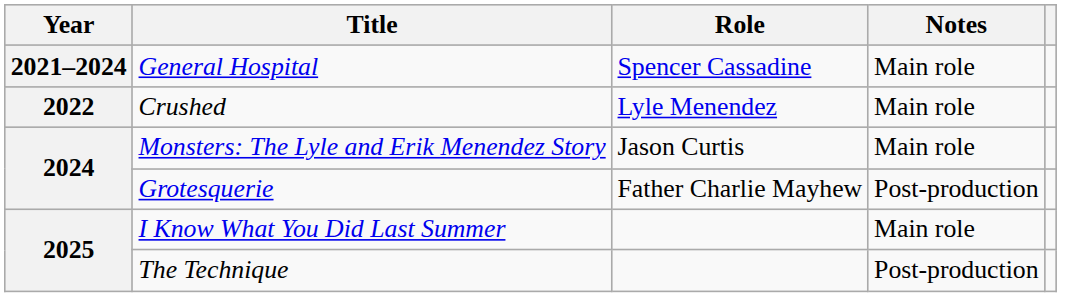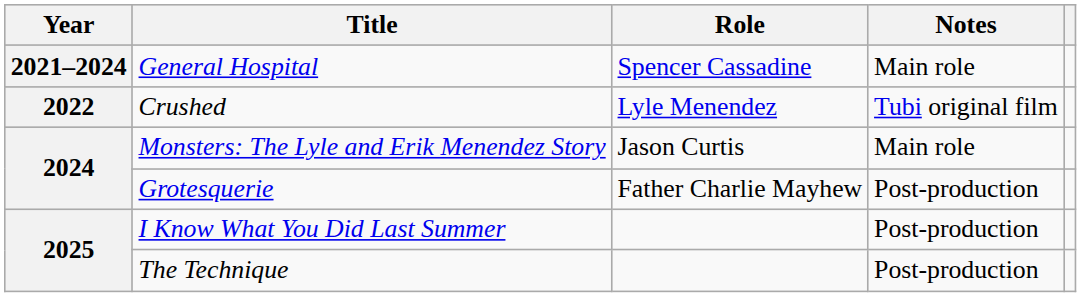(924, 106) Main role -> (966, 106) Tubi original film
(924, 229) Main role -> (956, 229) Post-production
